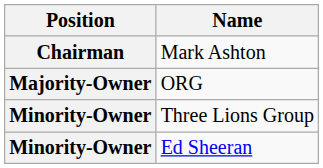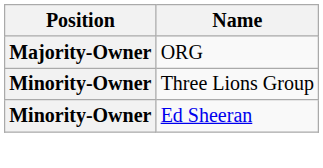- row: (213, 52)
